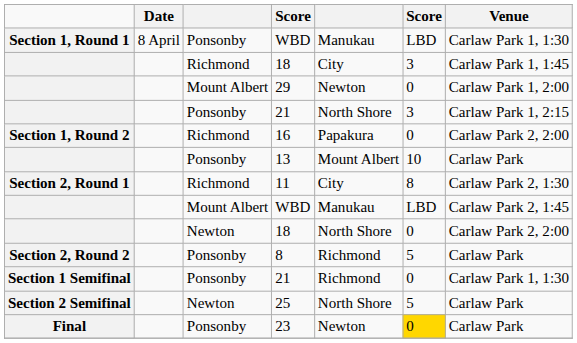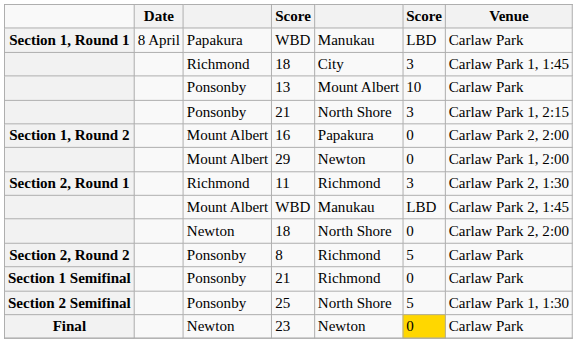(216, 40) Ponsonby -> (215, 40) Papakura
(509, 40) Carlaw Park 1, 1:30 -> (486, 40) Carlaw Park
rows swapped: (69, 88) <-> (69, 160)
(218, 135) Richmond -> (228, 135) Mount Albert
(331, 183) City -> (349, 183) Richmond
(410, 183) 8 -> (410, 183) 3
(509, 278) Carlaw Park 1, 1:30 -> (486, 278) Carlaw Park
(211, 302) Newton -> (216, 302) Ponsonby
(486, 302) Carlaw Park -> (509, 302) Carlaw Park 1, 1:30
(216, 326) Ponsonby -> (211, 326) Newton
